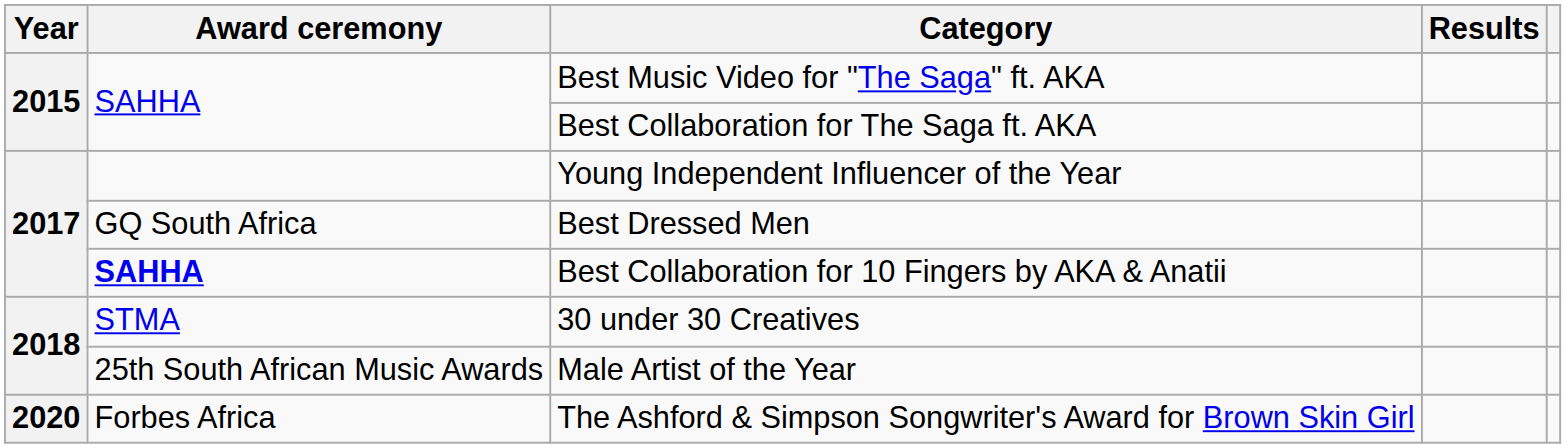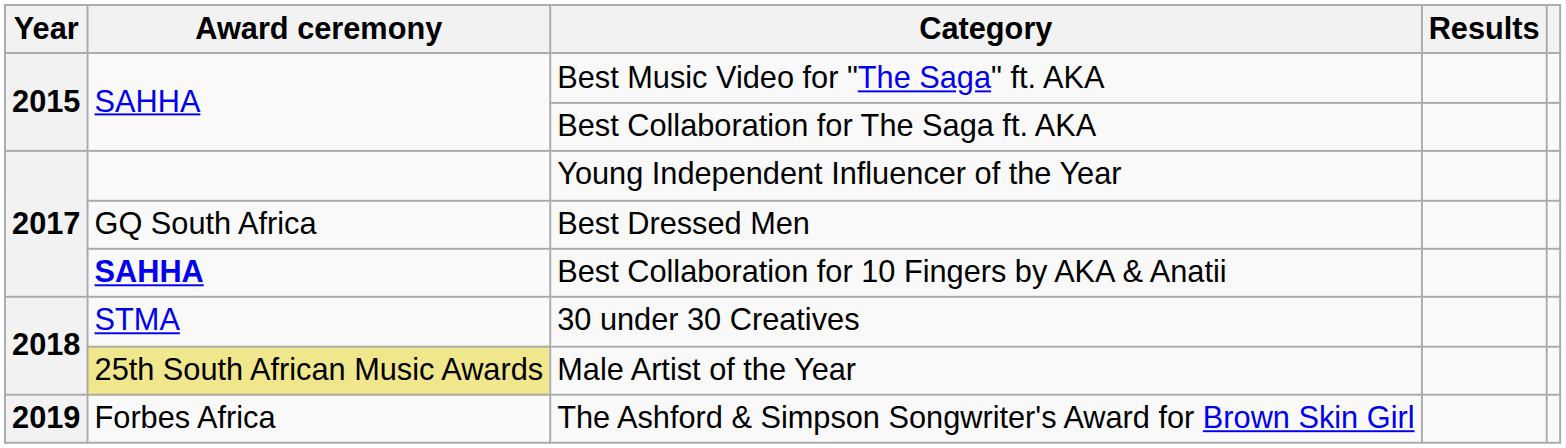(319, 369) no background -> (319, 369) khaki background
(46, 418) 2020 -> (46, 418) 2019
